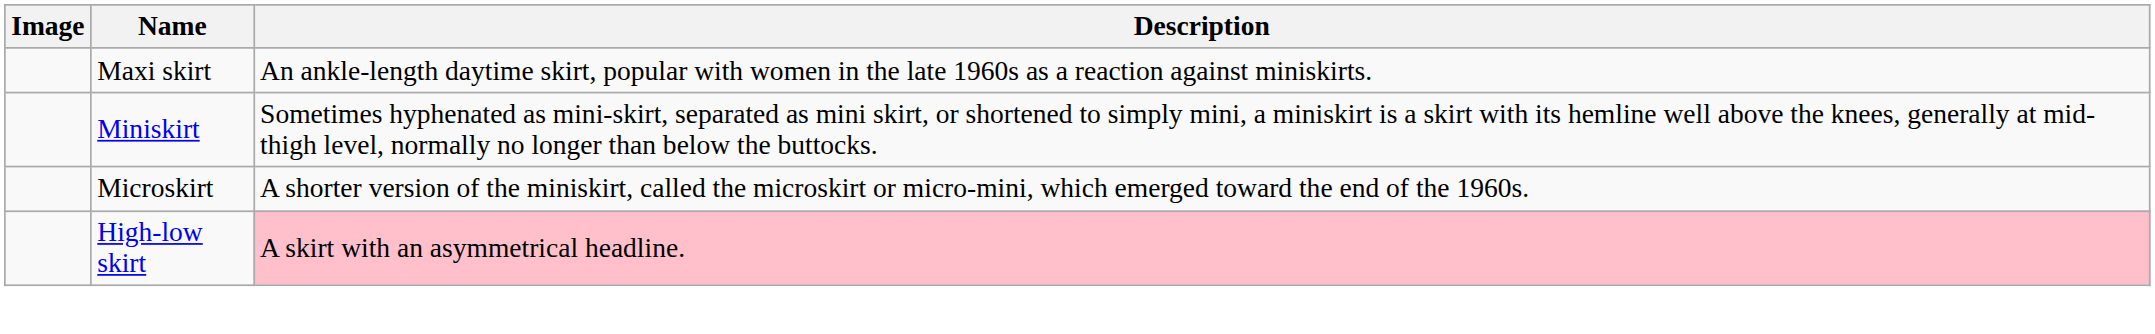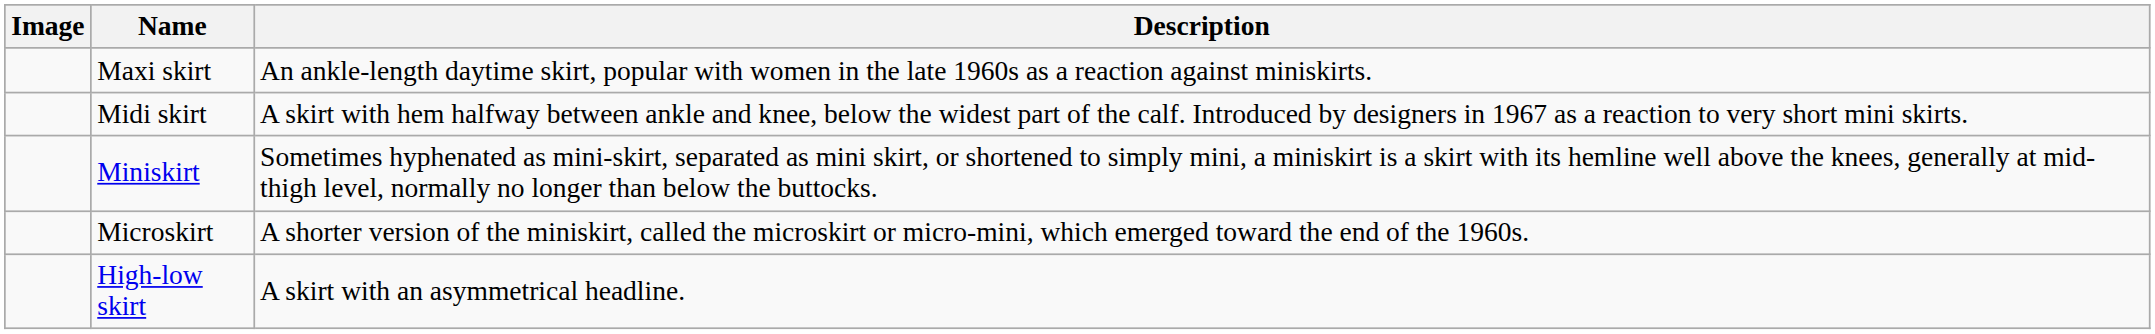+ row: (152, 113)
(473, 247) pink background -> (473, 290) no background
